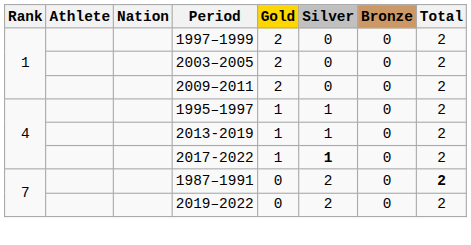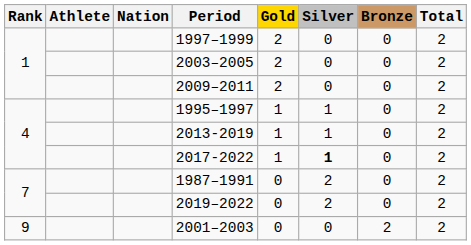(441, 181) bold -> (441, 181) normal
+ row: (215, 228)
